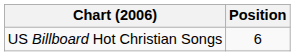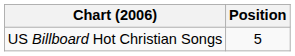(258, 39) 6 -> (258, 39) 5
